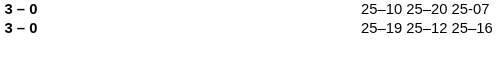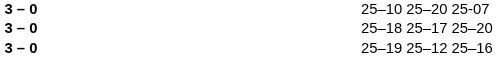+ row: (427, 28)
